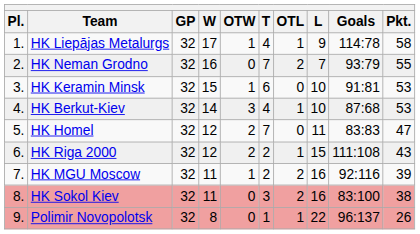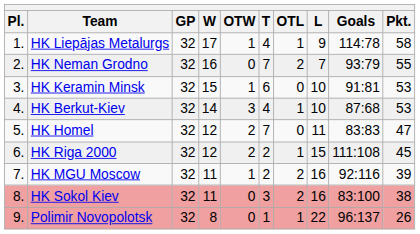(404, 152) 43 -> (404, 152) 45
